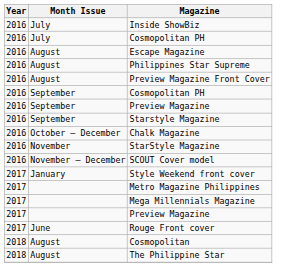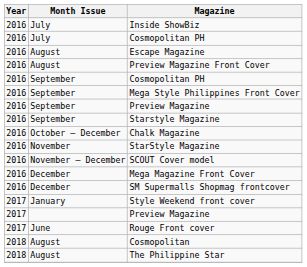- row: (45, 65)
+ row: (53, 92)
+ row: (50, 174)
+ row: (50, 187)
- row: (78, 187)
- row: (78, 201)
